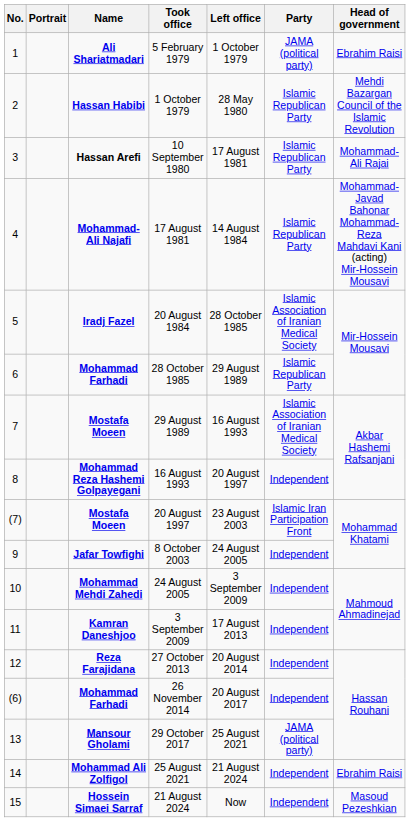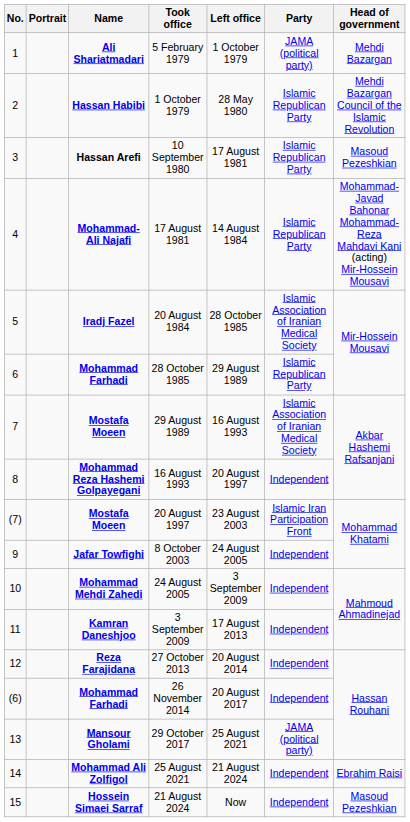(369, 53) Ebrahim Raisi -> (369, 53) Mehdi Bazargan
(369, 158) Mohammad-Ali Rajai -> (369, 158) Masoud Pezeshkian
